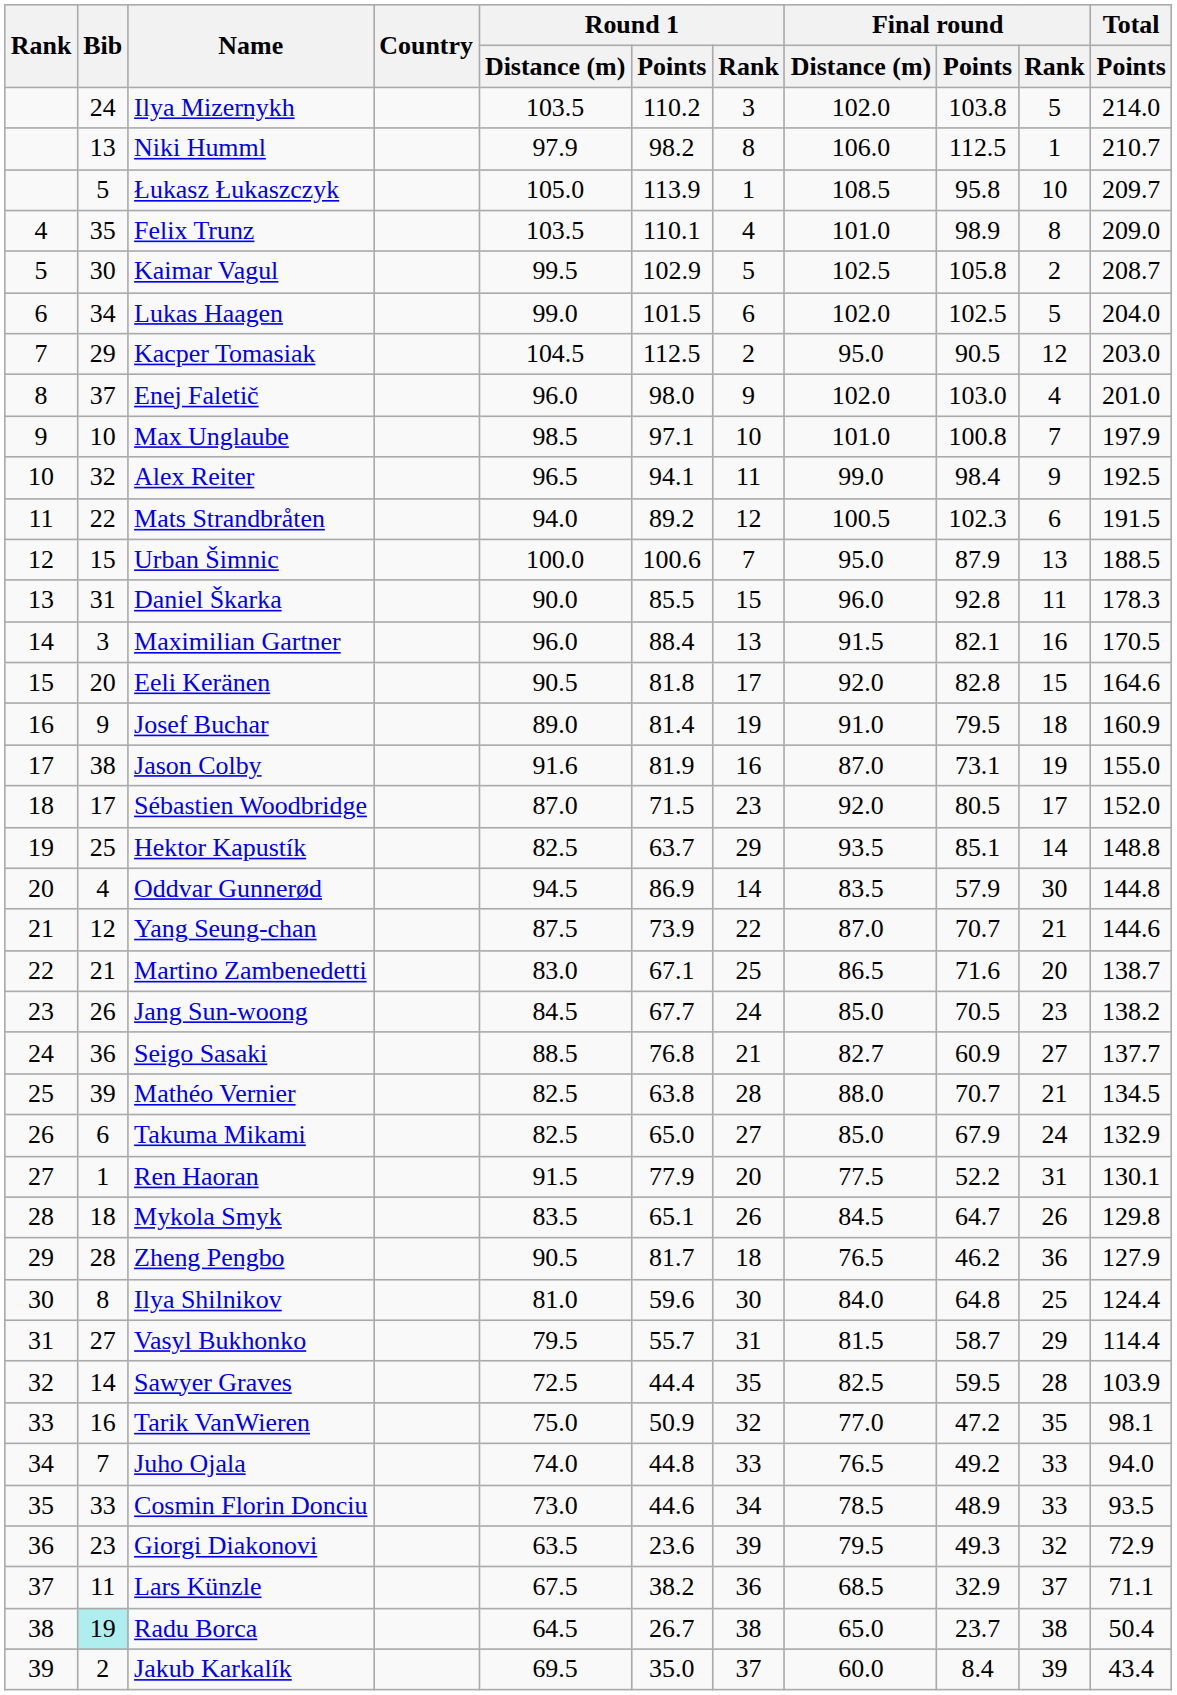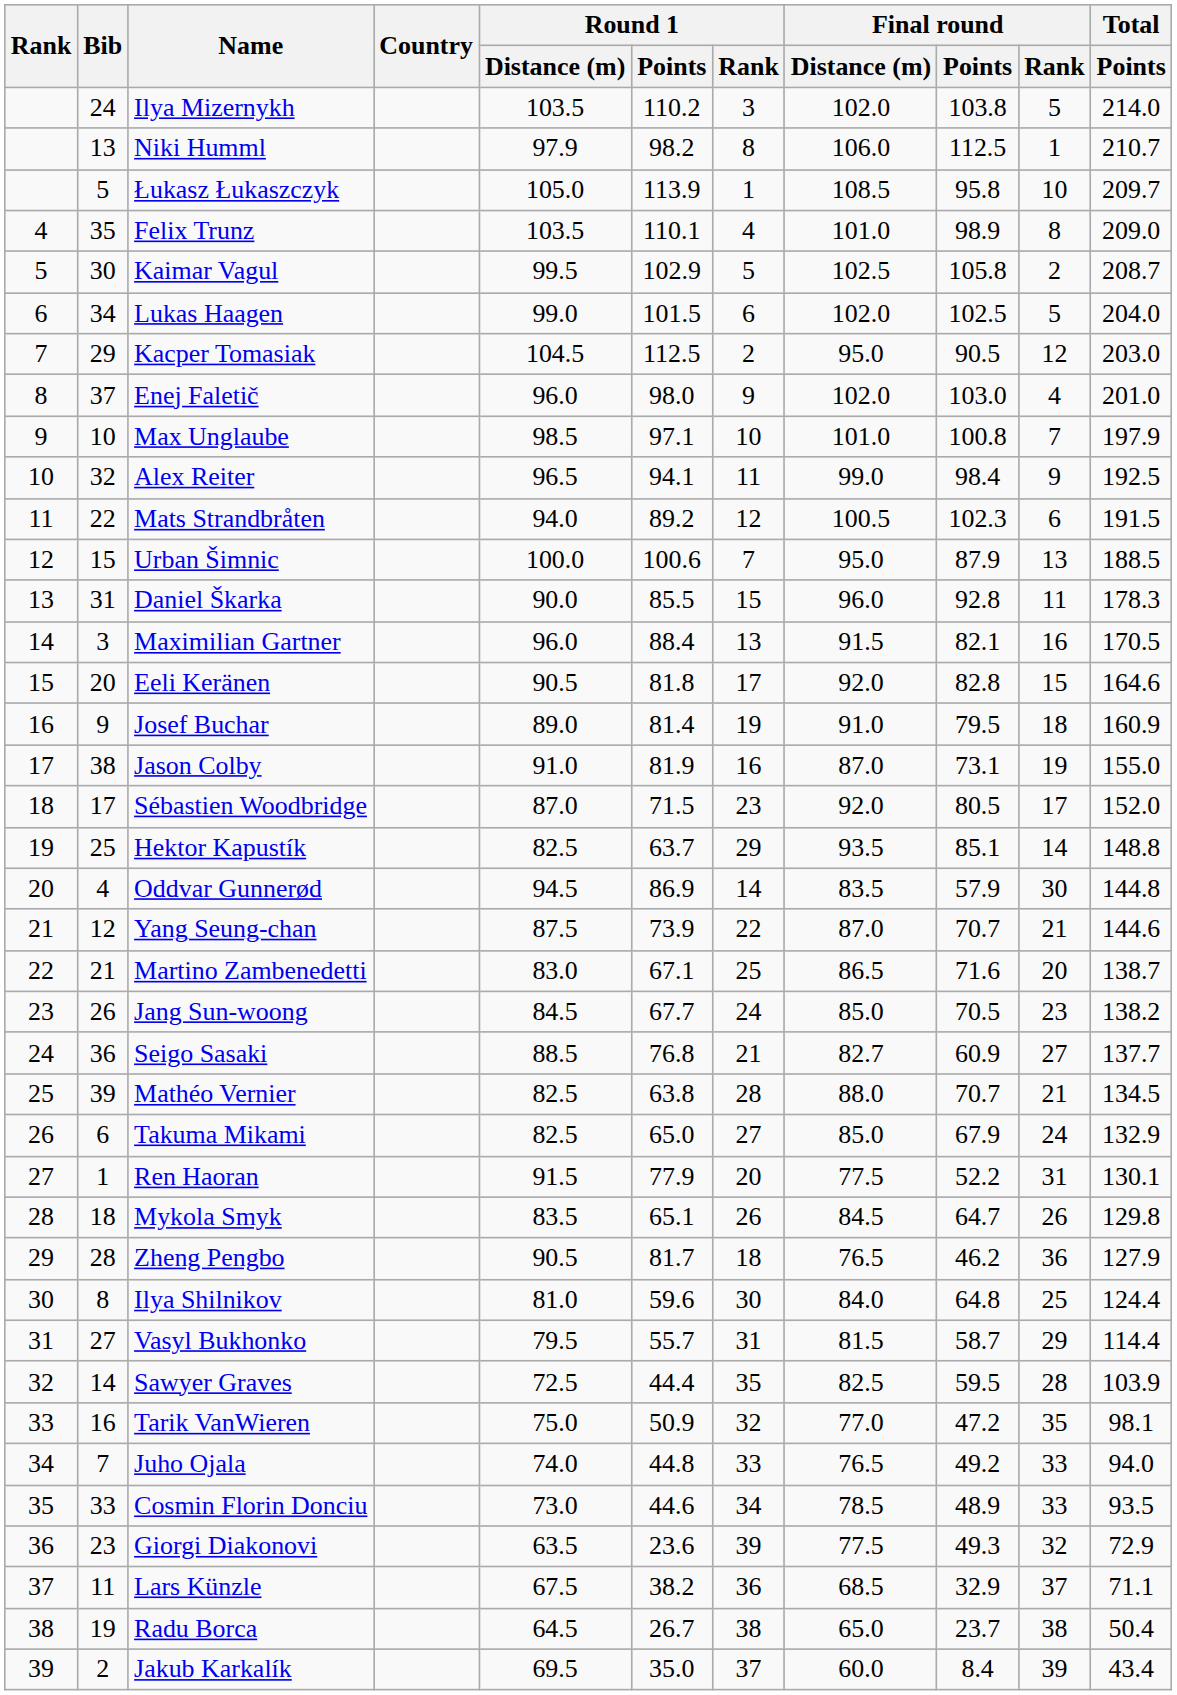(555, 764) 91.6 -> (555, 764) 91.0
(861, 1546) 79.5 -> (861, 1546) 77.5
(103, 1628) paleturquoise background -> (103, 1628) no background
